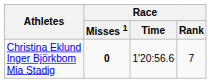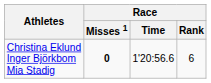(191, 59) 7 -> (191, 59) 6
